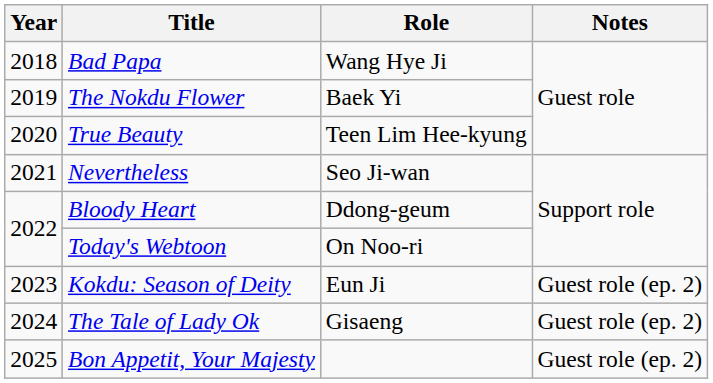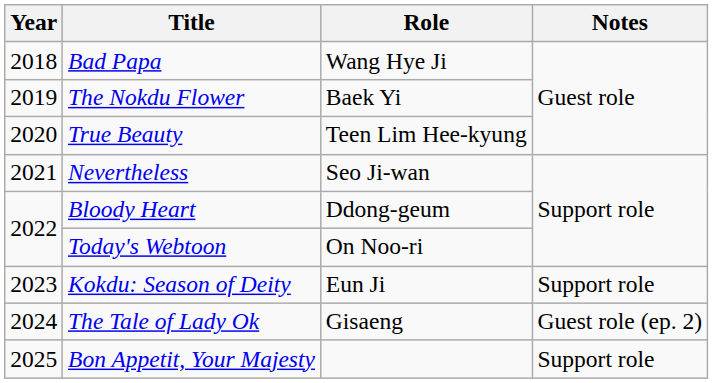(620, 284) Guest role (ep. 2) -> (596, 284) Support role
(620, 358) Guest role (ep. 2) -> (596, 358) Support role
